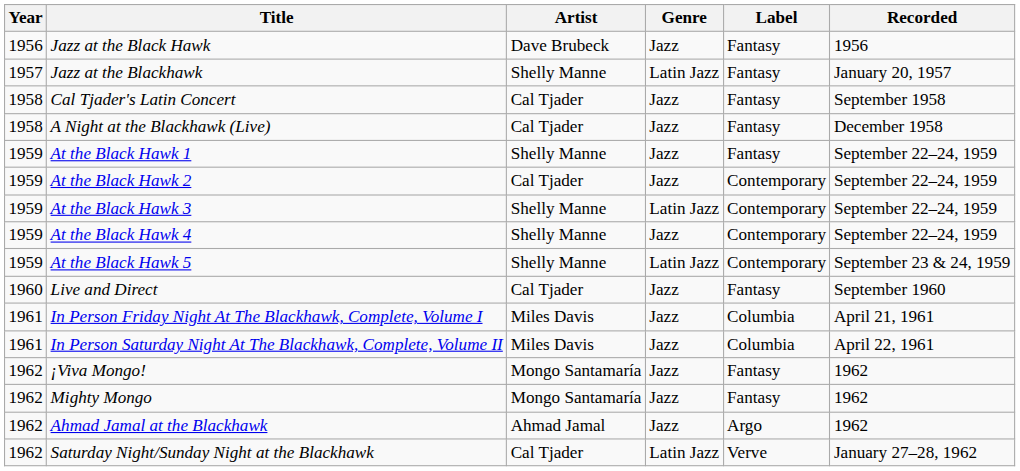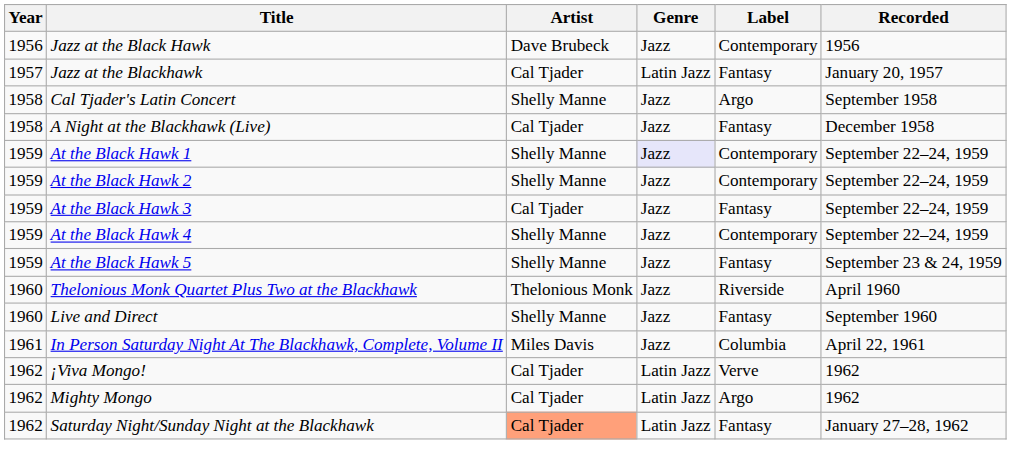(754, 45) Fantasy -> (768, 45) Contemporary
(558, 72) Shelly Manne -> (547, 72) Cal Tjader
(547, 99) Cal Tjader -> (558, 99) Shelly Manne
(754, 99) Fantasy -> (736, 99) Argo
(664, 153) no background -> (656, 153) lavender background
(754, 153) Fantasy -> (768, 153) Contemporary
(547, 180) Cal Tjader -> (558, 180) Shelly Manne
(558, 208) Shelly Manne -> (547, 208) Cal Tjader
(684, 208) Latin Jazz -> (656, 208) Jazz
(777, 208) Contemporary -> (745, 208) Fantasy
(684, 262) Latin Jazz -> (656, 262) Jazz
(777, 262) Contemporary -> (745, 262) Fantasy
+ row: (234, 289)
(547, 289) Cal Tjader -> (558, 316) Shelly Manne
- row: (267, 316)
(576, 371) Mongo Santamaría -> (547, 371) Cal Tjader
(664, 371) Jazz -> (676, 371) Latin Jazz
(754, 371) Fantasy -> (739, 371) Verve
(576, 398) Mongo Santamaría -> (547, 398) Cal Tjader
(664, 398) Jazz -> (676, 398) Latin Jazz
(754, 398) Fantasy -> (736, 398) Argo
- row: (159, 425)
(547, 452) no background -> (547, 425) lightsalmon background
(747, 452) Verve -> (745, 425) Fantasy
